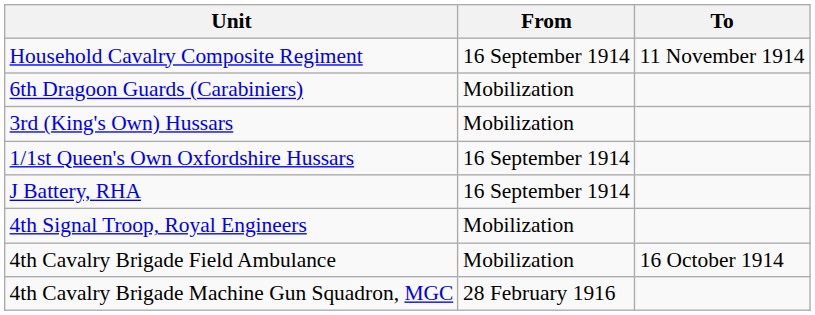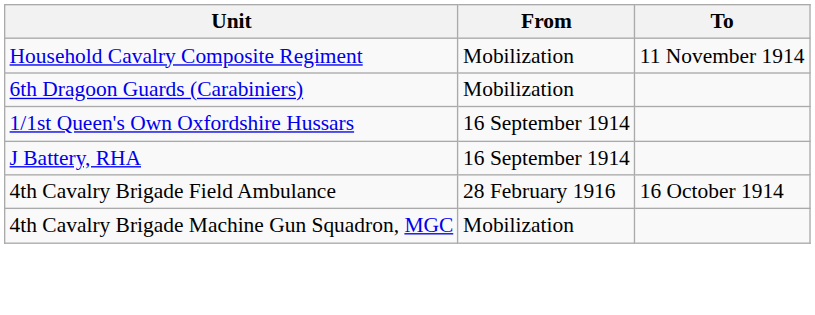(546, 55) 16 September 1914 -> (518, 55) Mobilization
- row: (121, 123)
- row: (158, 225)
(518, 259) Mobilization -> (539, 191) 28 February 1916
(539, 293) 28 February 1916 -> (518, 225) Mobilization
